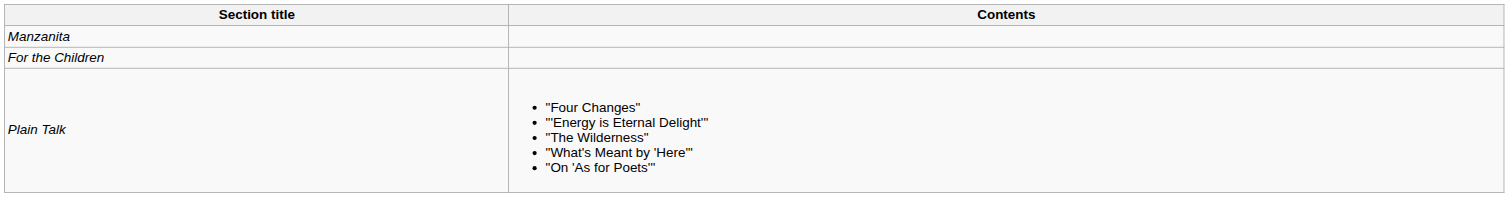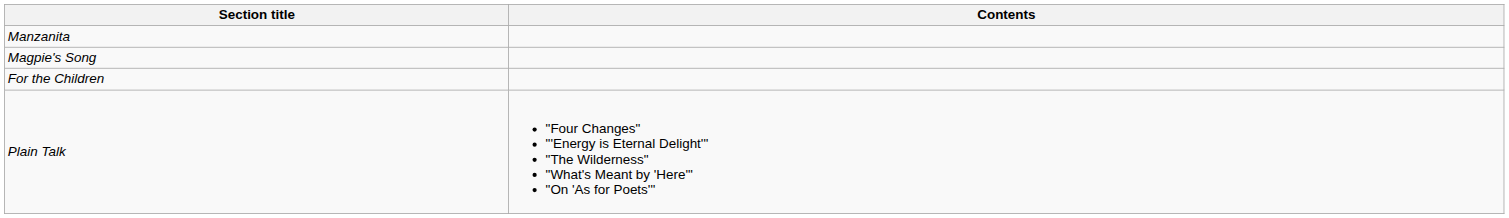+ row: (52, 57)
